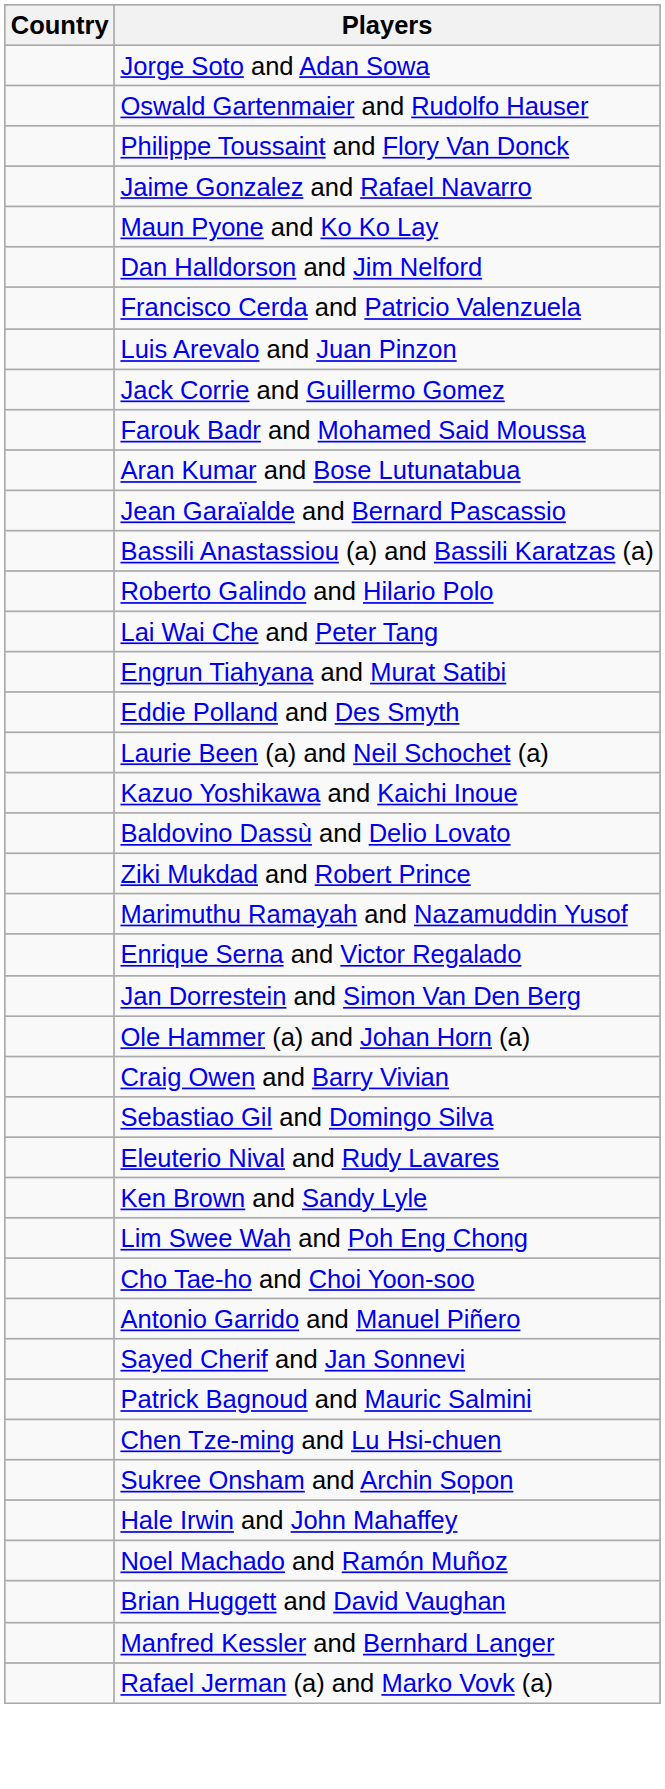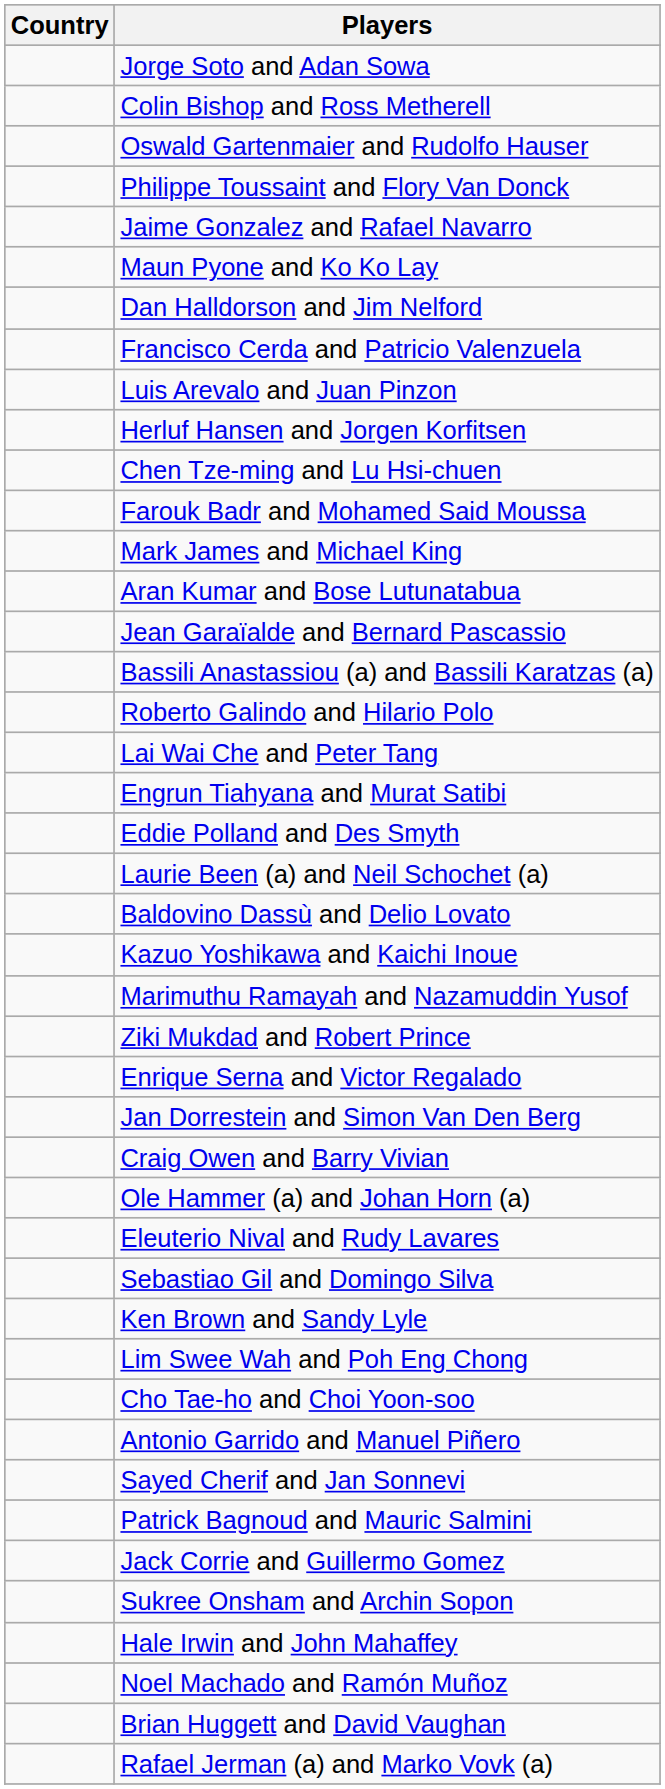+ row: (306, 106)
+ row: (323, 429)
rows swapped: (313, 389) <-> (311, 1440)
+ row: (291, 551)
rows swapped: (315, 834) <-> (319, 793)
rows swapped: (296, 874) <-> (374, 915)
rows swapped: (285, 1076) <-> (325, 1036)
rows swapped: (310, 1157) <-> (307, 1117)
- row: (337, 1642)
